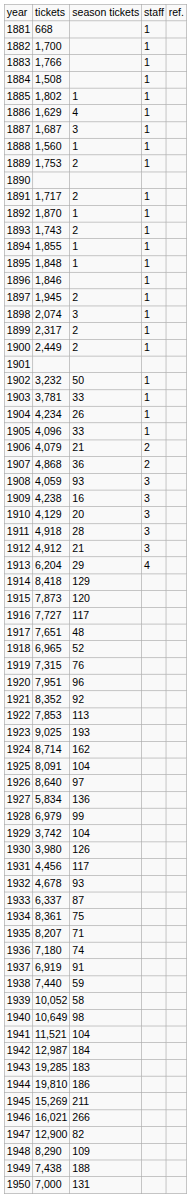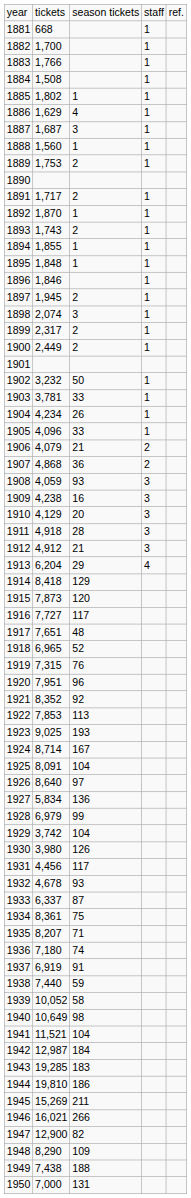(81, 749) 162 -> (81, 749) 167
